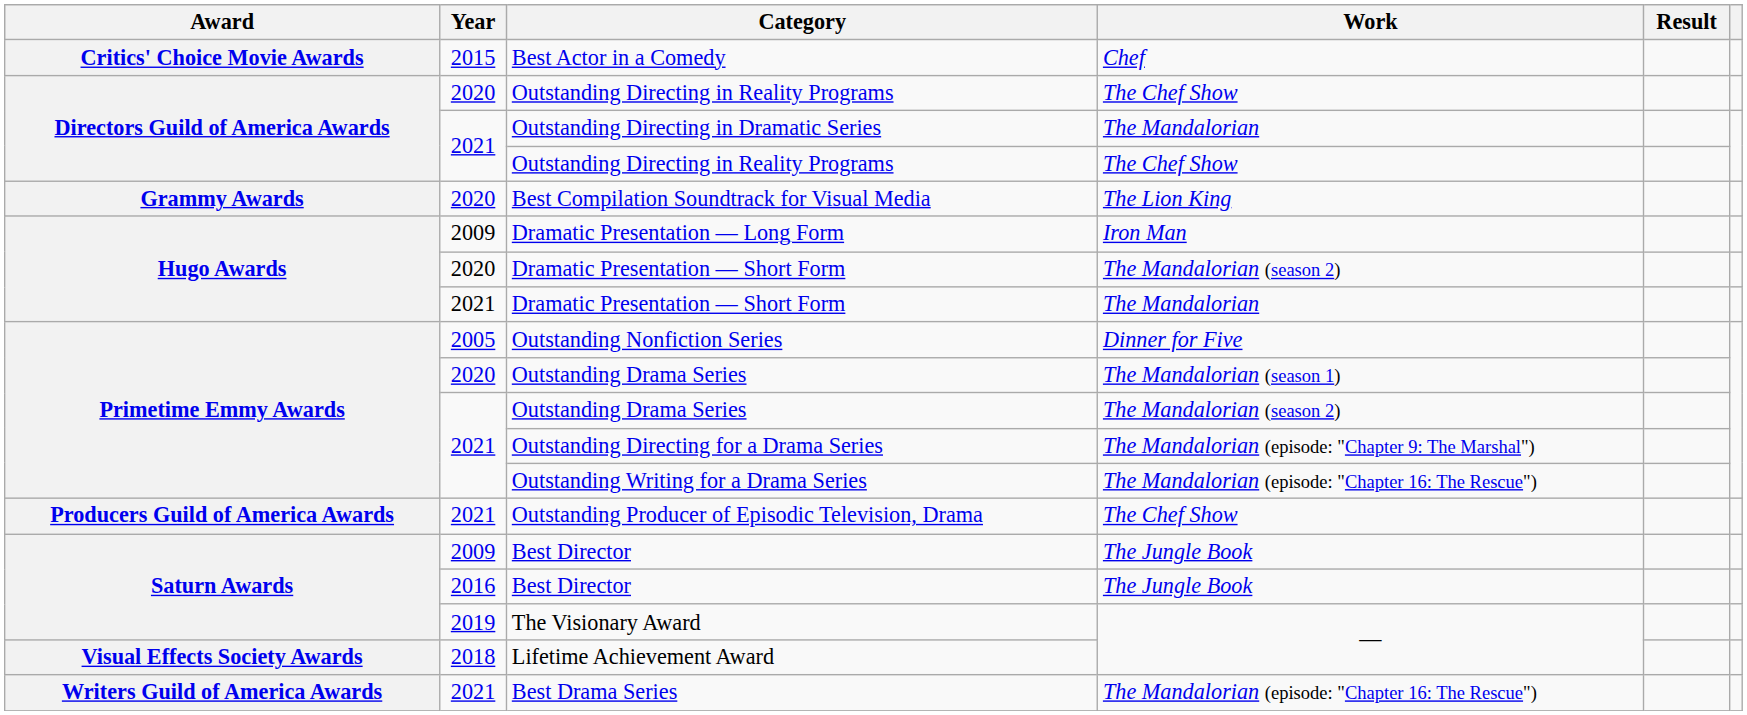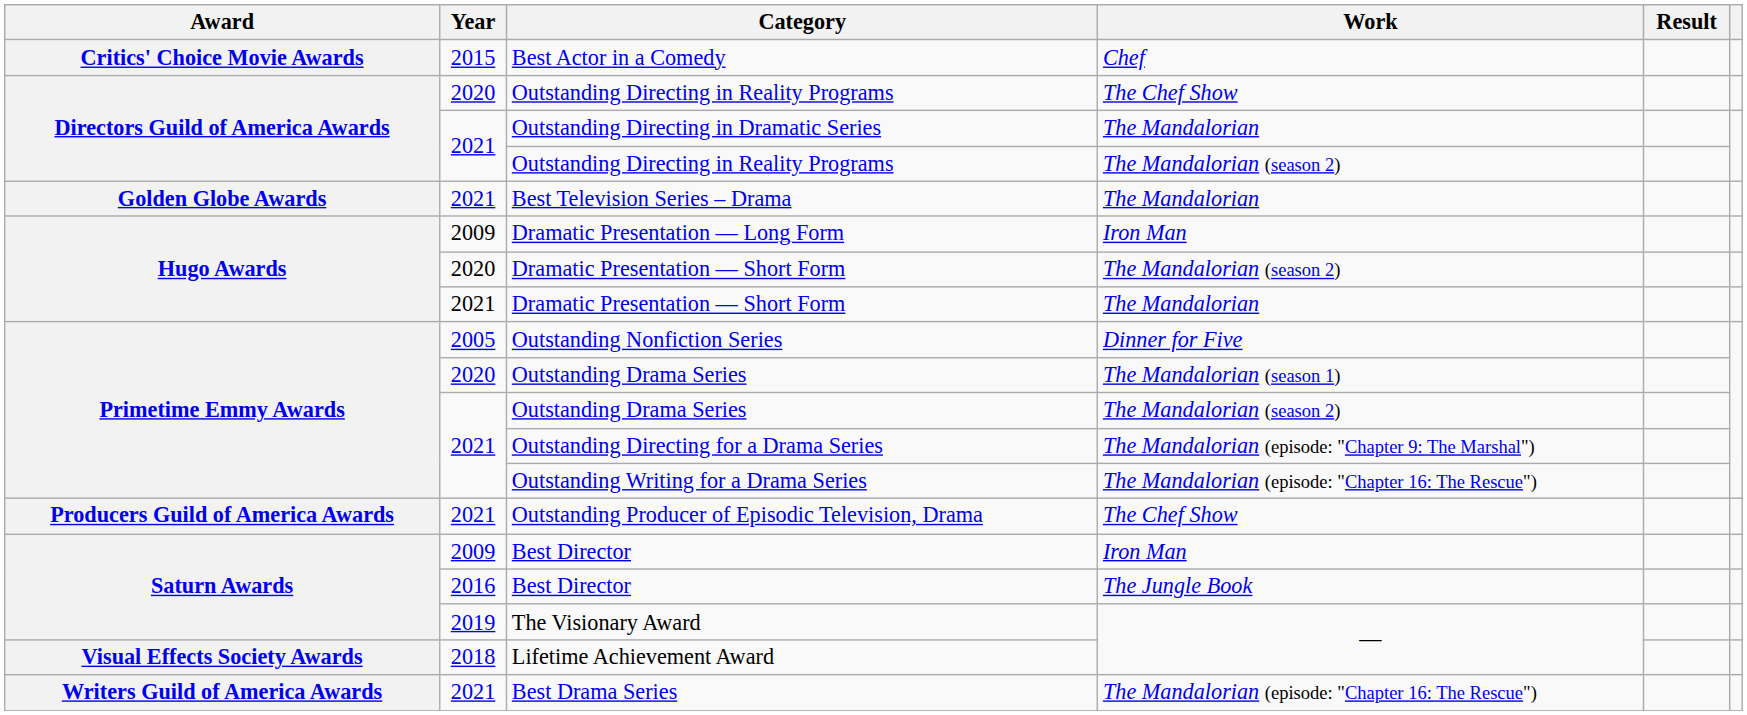(1170, 163) The Chef Show -> (1222, 163) The Mandalorian (season 2)
+ row: (473, 198)
- row: (473, 198)
(1178, 551) The Jungle Book -> (1145, 551) Iron Man
